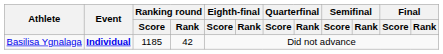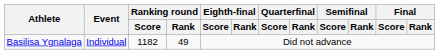(109, 42) bold -> (106, 42) normal
(152, 42) 1185 -> (148, 42) 1182
(187, 42) 42 -> (183, 42) 49
